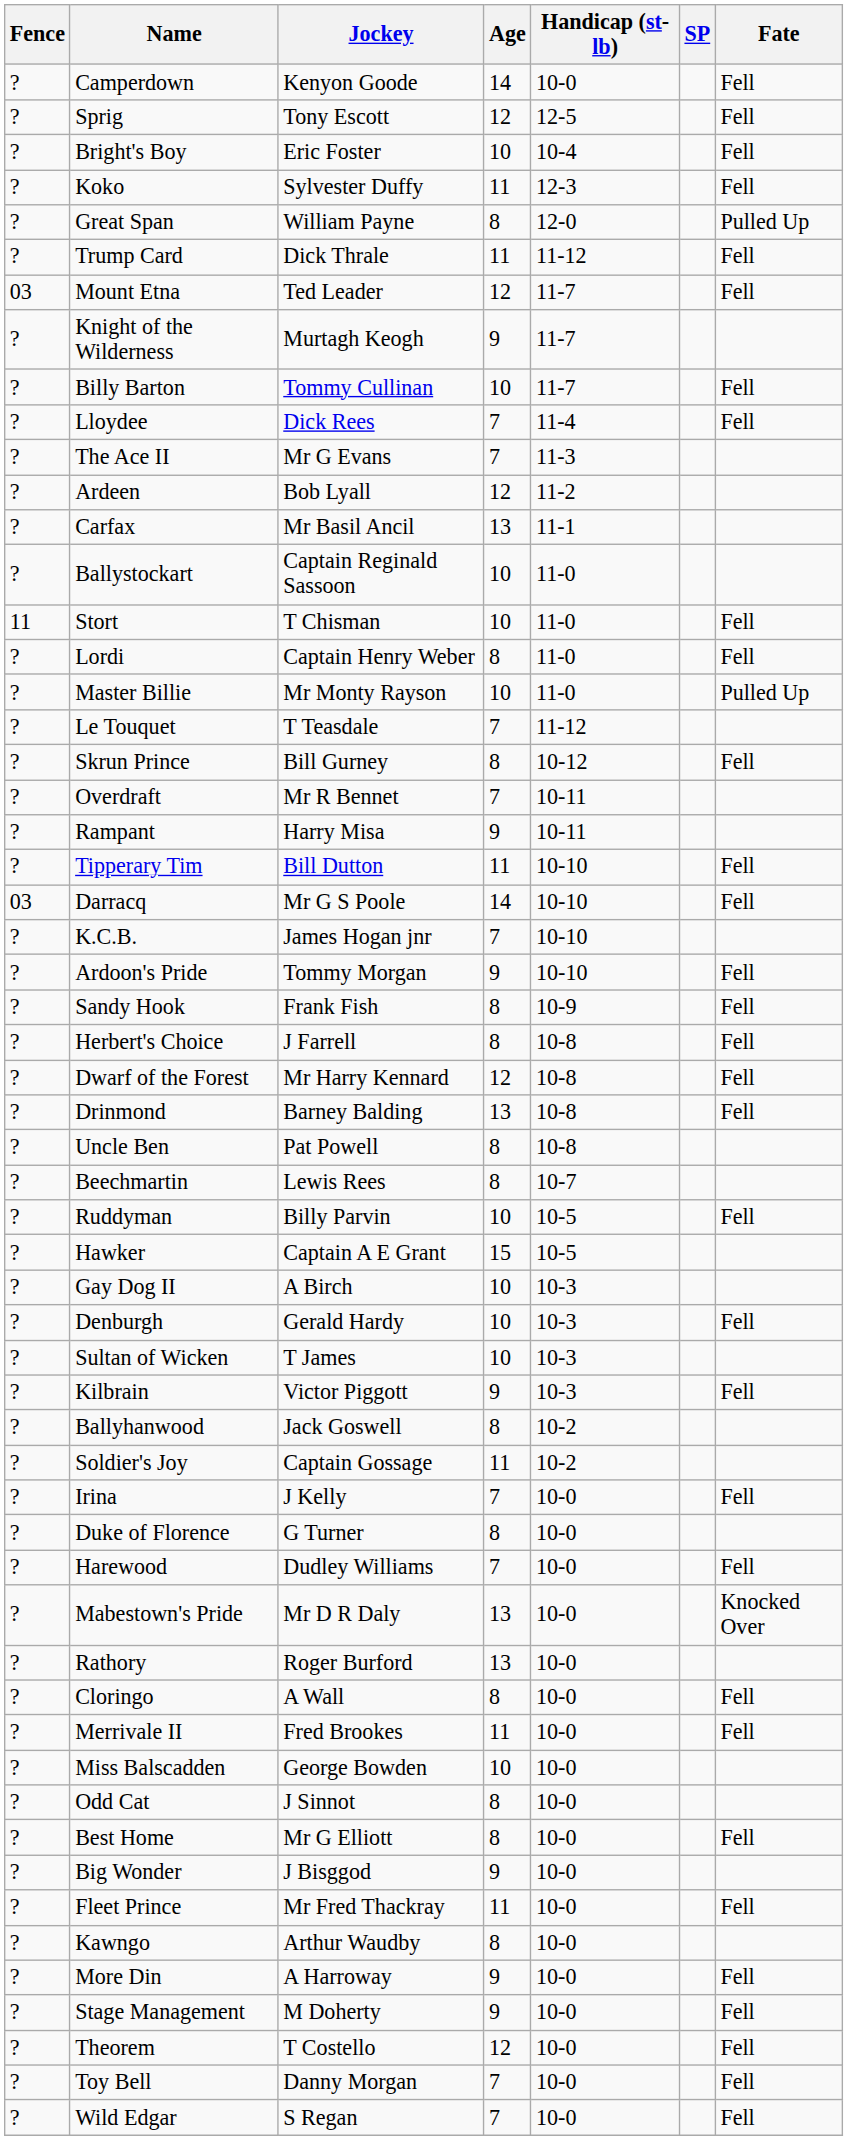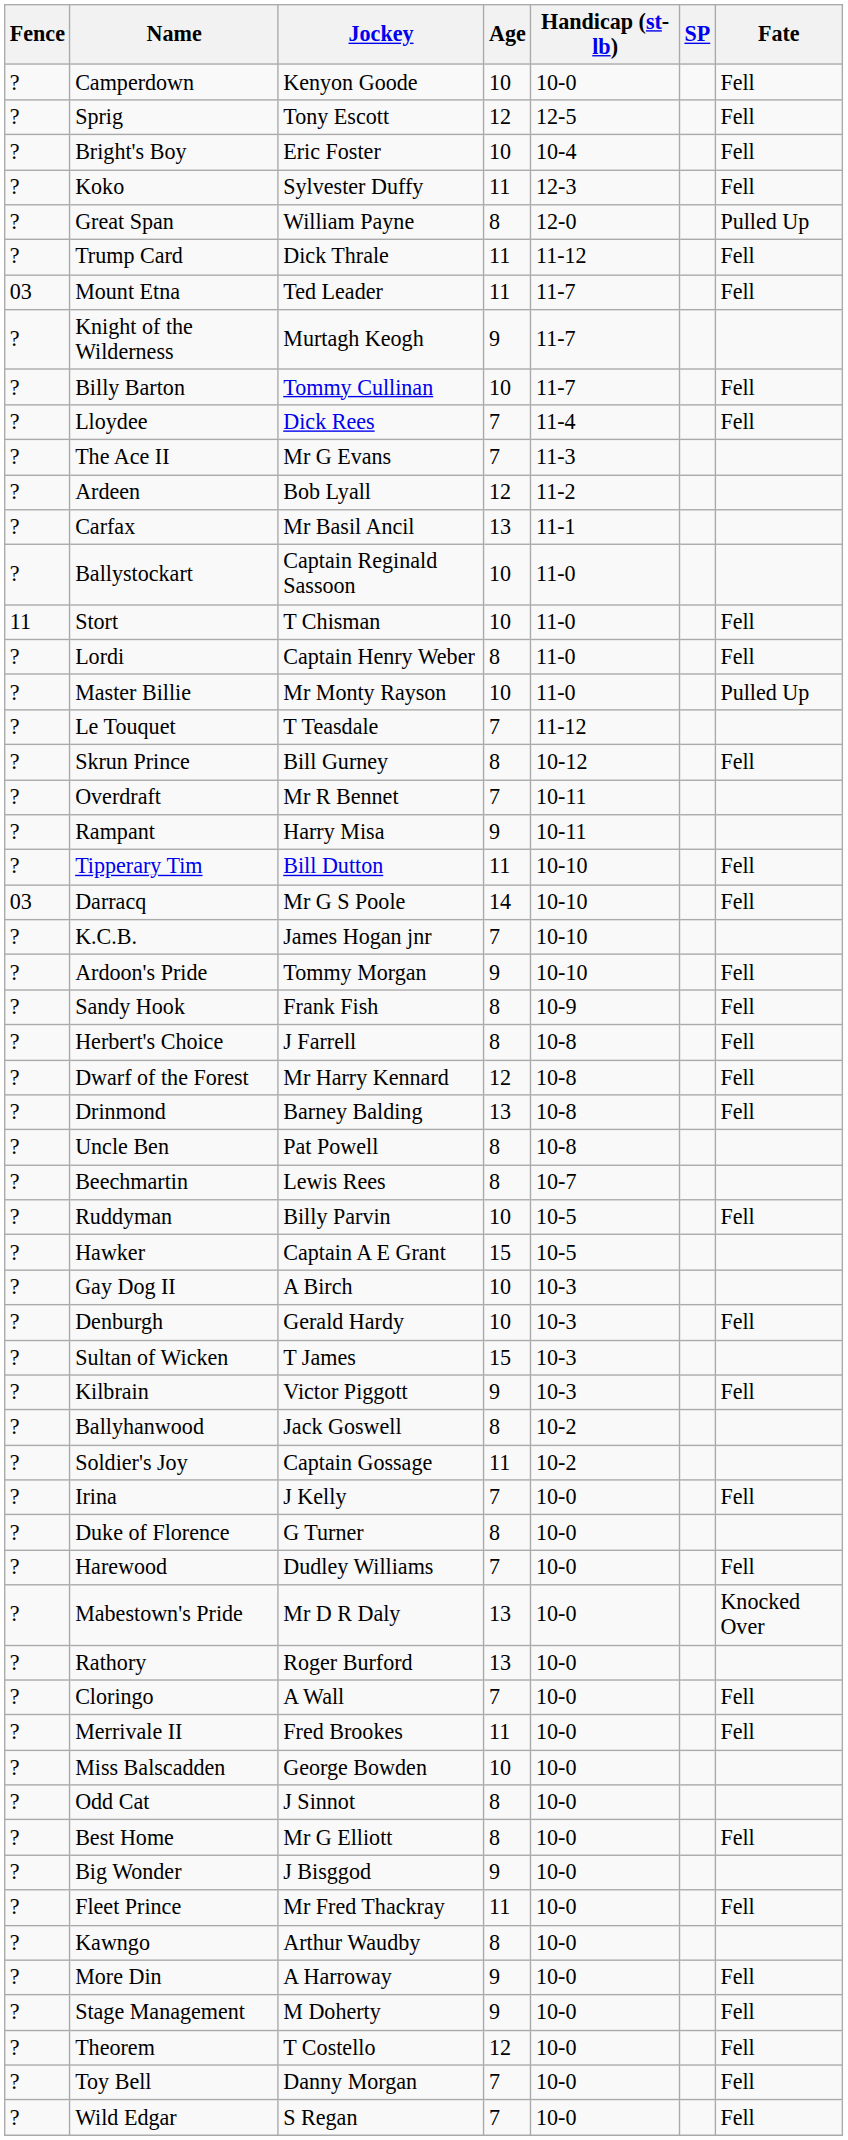(500, 81) 14 -> (500, 81) 10
(500, 291) 12 -> (500, 291) 11
(500, 1357) 10 -> (500, 1357) 15
(495, 1697) 8 -> (495, 1697) 7
